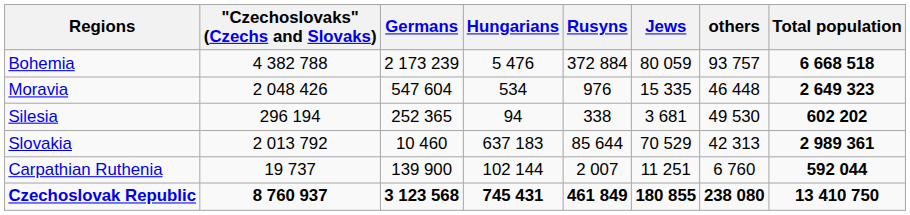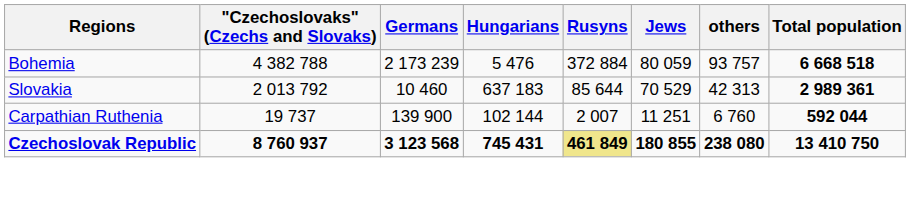- row: (38, 90)
- row: (33, 116)
(597, 196) no background -> (597, 143) khaki background
